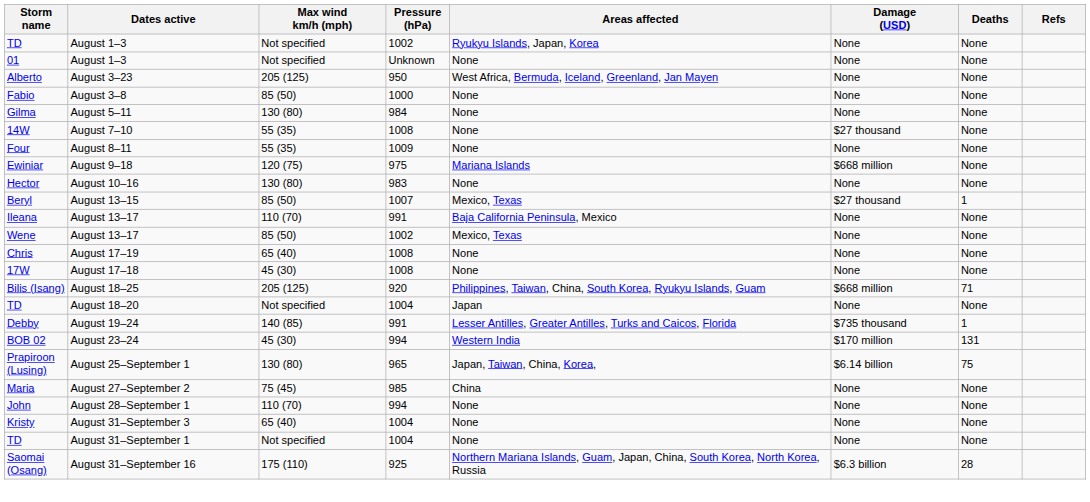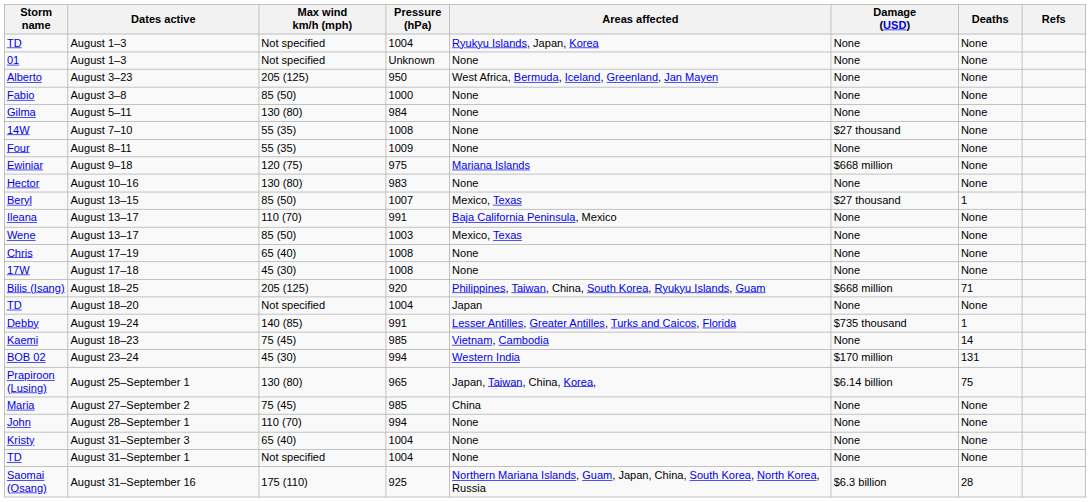(401, 43) 1002 -> (401, 43) 1004
(401, 235) 1002 -> (401, 235) 1003
+ row: (23, 340)
